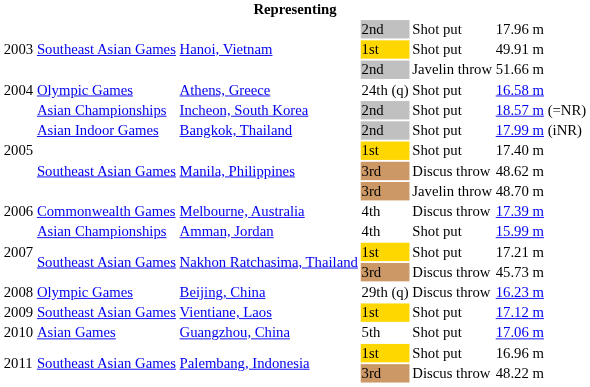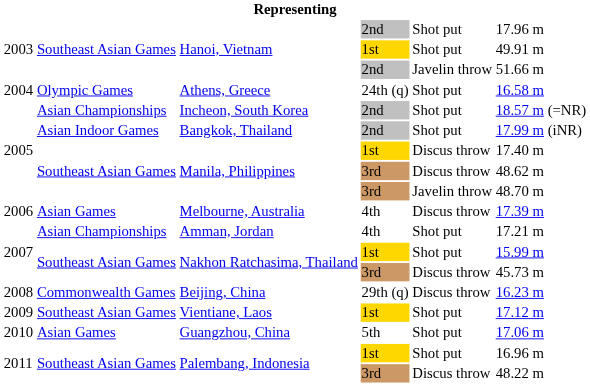(437, 150) Shot put -> (451, 150) Discus throw
(106, 211) Commonwealth Games -> (76, 211) Asian Games
(520, 231) 15.99 m -> (520, 231) 17.21 m
(520, 251) 17.21 m -> (520, 251) 15.99 m
(85, 292) Olympic Games -> (106, 292) Commonwealth Games
